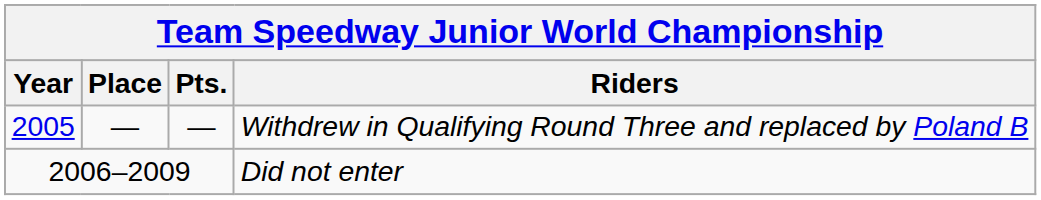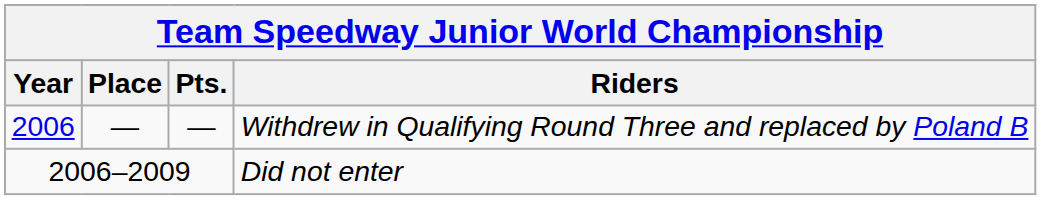(43, 127) 2005 -> (43, 127) 2006
